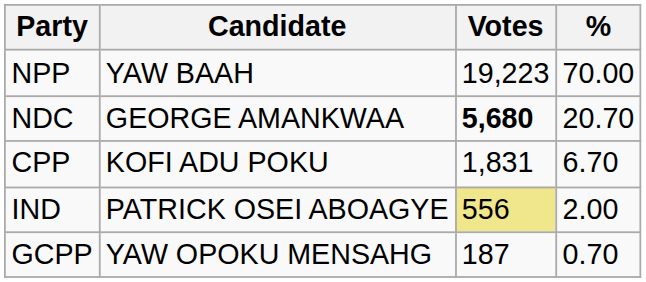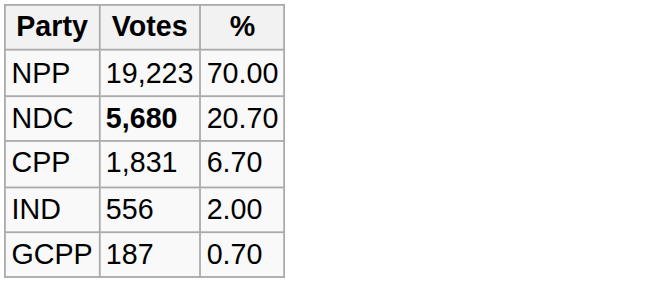- column: (277, 27)
(486, 208) khaki background -> (130, 208) no background
